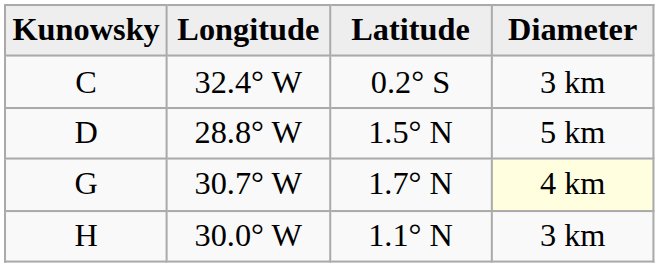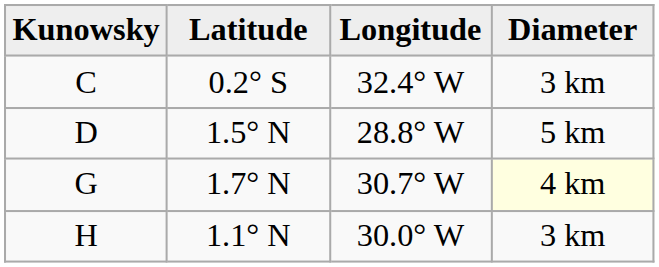columns swapped: (411, 30) <-> (248, 30)
